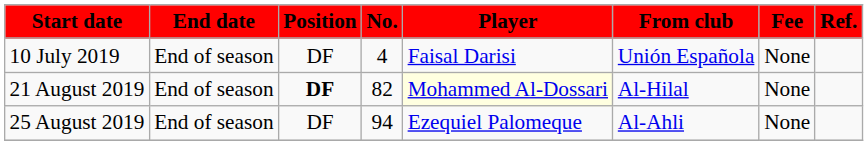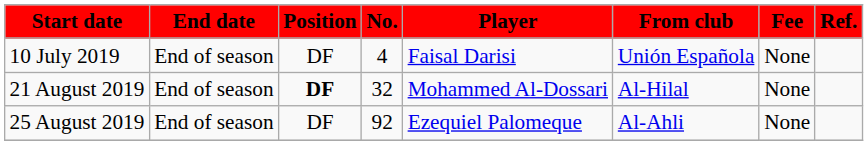(382, 88) 82 -> (382, 88) 32
(508, 88) lightyellow background -> (508, 88) no background
(382, 122) 94 -> (382, 122) 92
